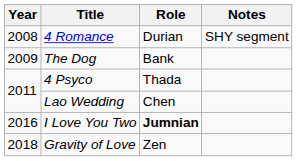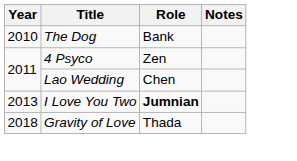- row: (79, 36)
(23, 58) 2009 -> (23, 36) 2010
(162, 79) Thada -> (155, 58) Zen
(23, 123) 2016 -> (23, 101) 2013
(155, 144) Zen -> (162, 123) Thada
